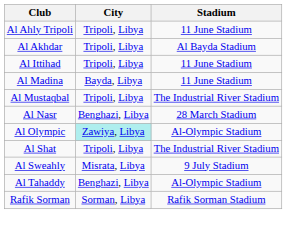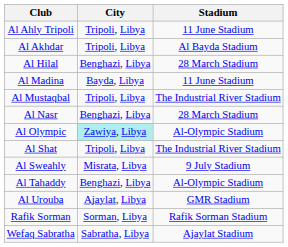+ row: (41, 64)
- row: (40, 64)
+ row: (41, 200)
+ row: (41, 234)
